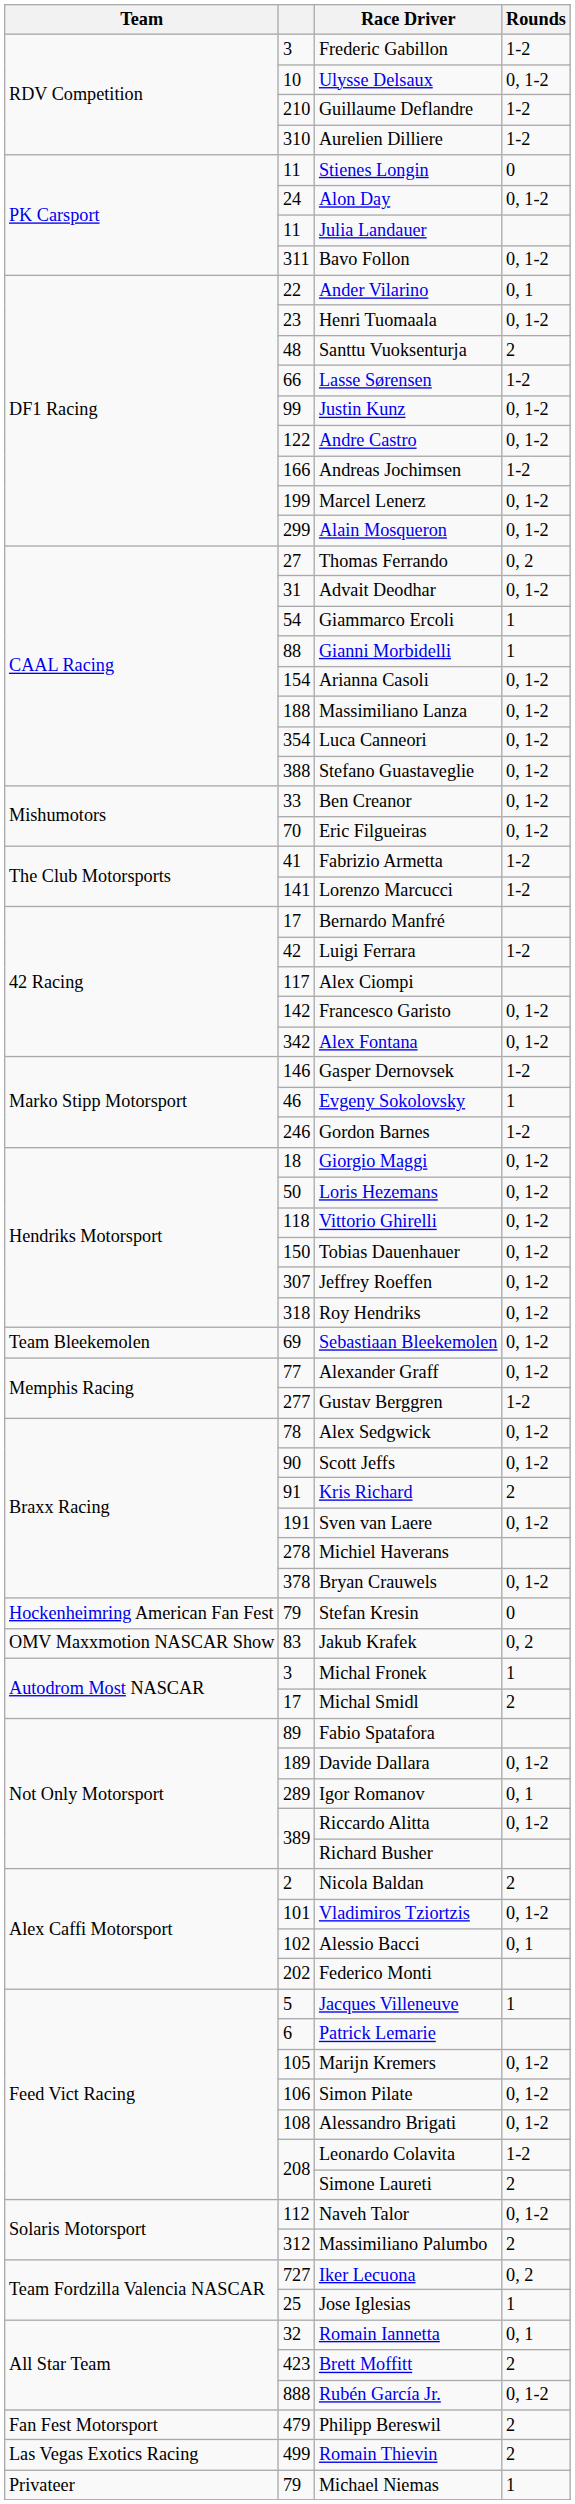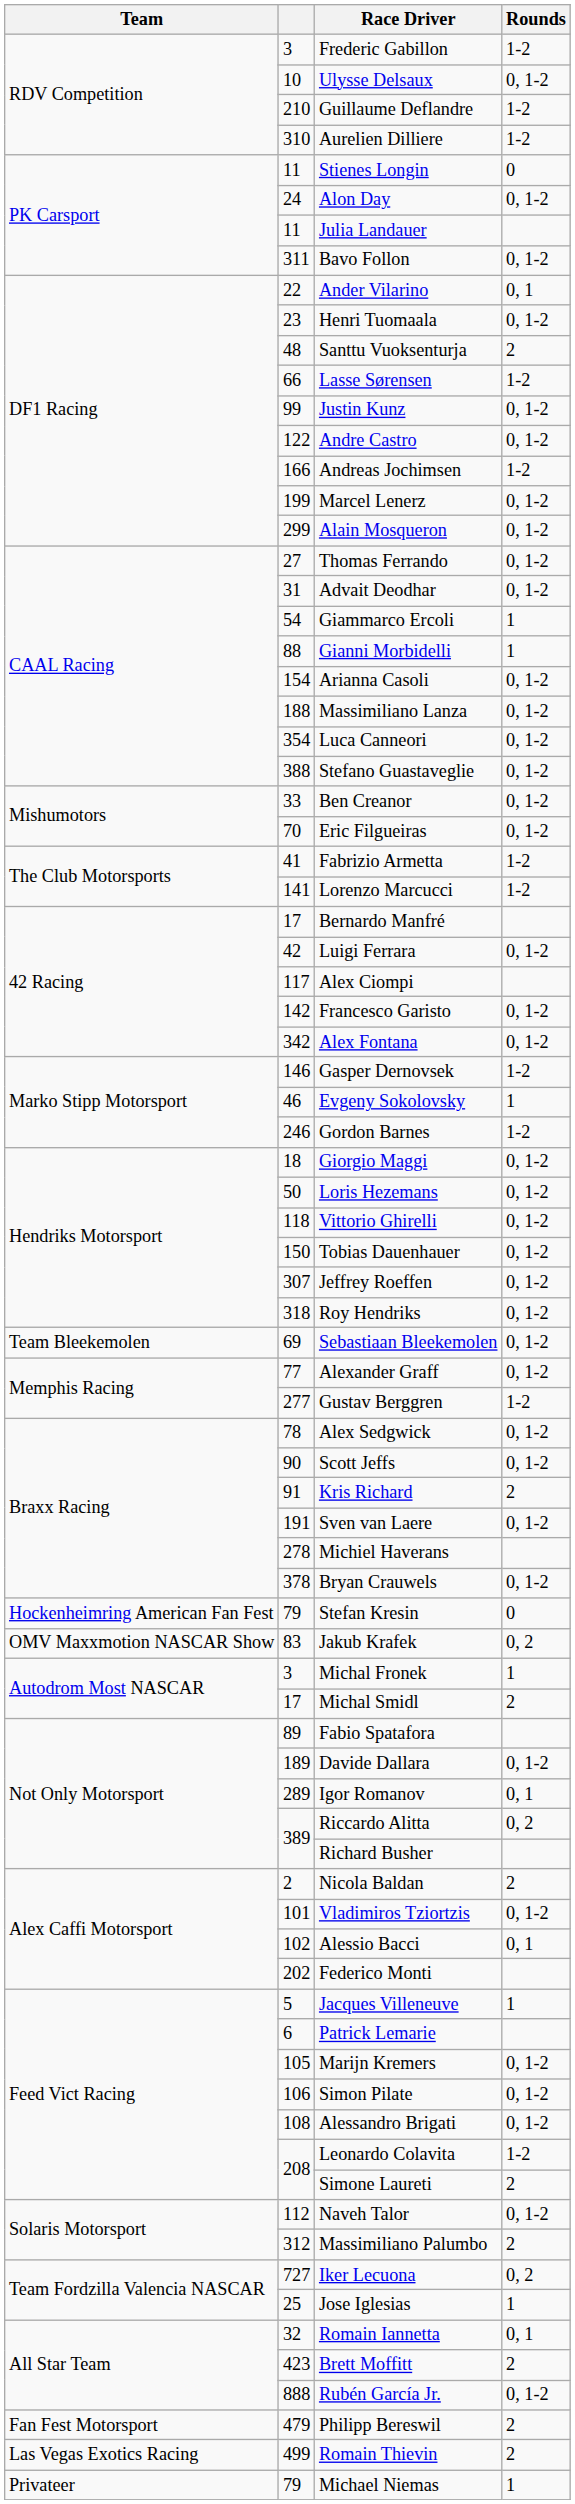(520, 560) 0, 2 -> (527, 560) 0, 1-2
(518, 951) 1-2 -> (527, 951) 0, 1-2
(527, 1823) 0, 1-2 -> (520, 1823) 0, 2
